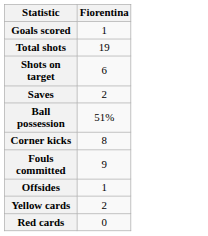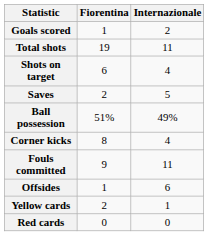+ column: (167, 13)
